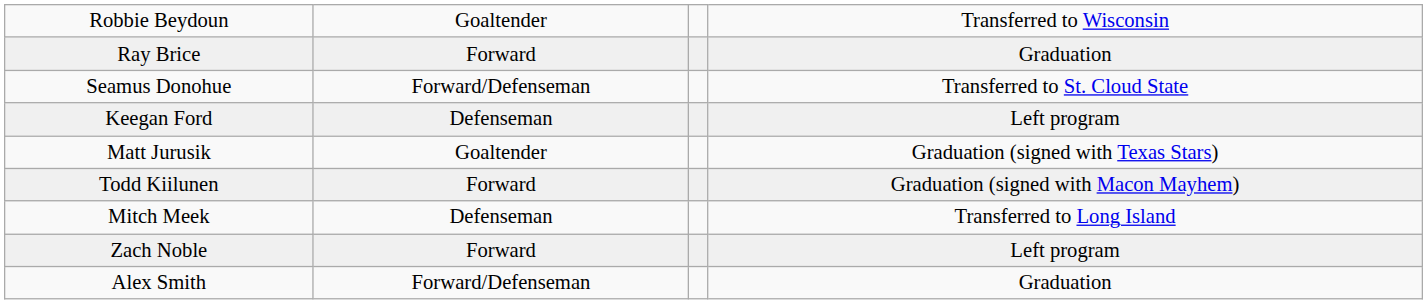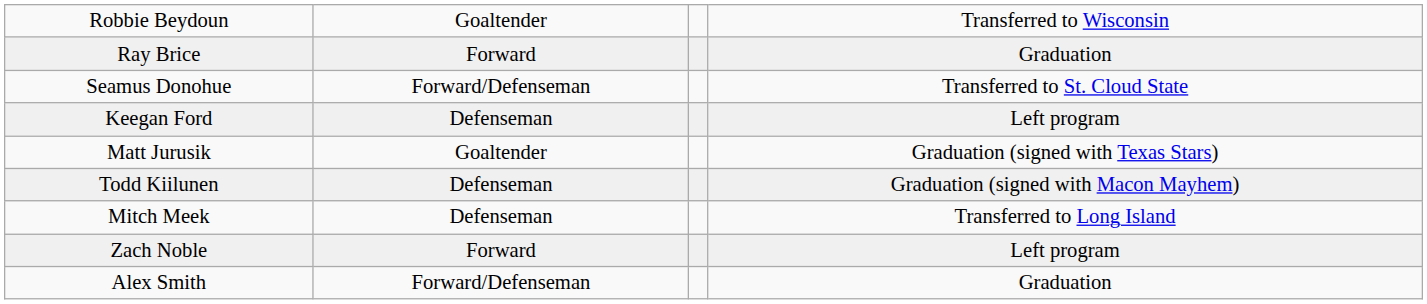(501, 184) Forward -> (501, 184) Defenseman
